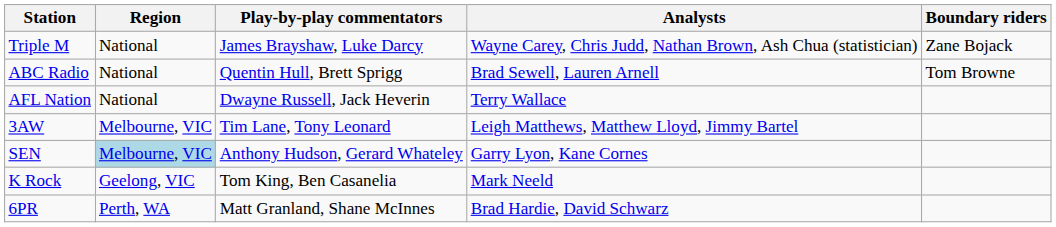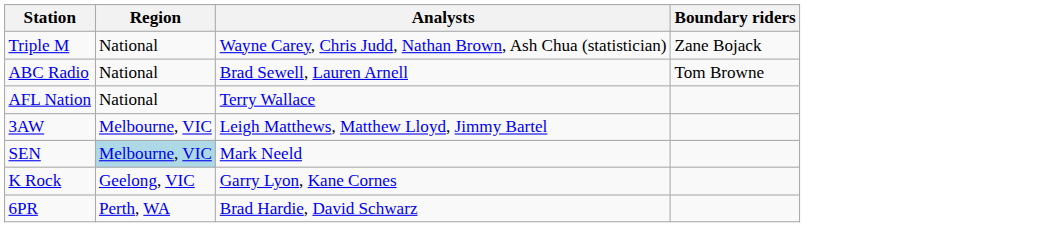- column: (341, 18)
(559, 153) Garry Lyon, Kane Cornes -> (261, 153) Mark Neeld
(512, 180) Mark Neeld -> (308, 180) Garry Lyon, Kane Cornes
